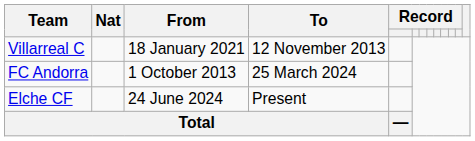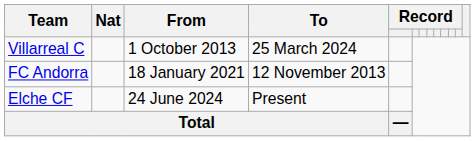(186, 49) 18 January 2021 -> (182, 49) 1 October 2013
(319, 49) 12 November 2013 -> (304, 49) 25 March 2024
(182, 73) 1 October 2013 -> (186, 73) 18 January 2021
(304, 73) 25 March 2024 -> (319, 73) 12 November 2013
